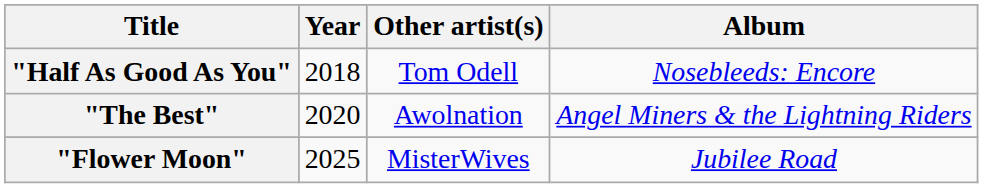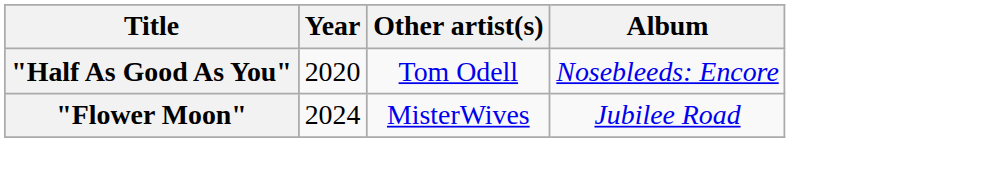(332, 70) 2018 -> (332, 70) 2020
- row: (152, 114)
(332, 159) 2025 -> (332, 114) 2024
